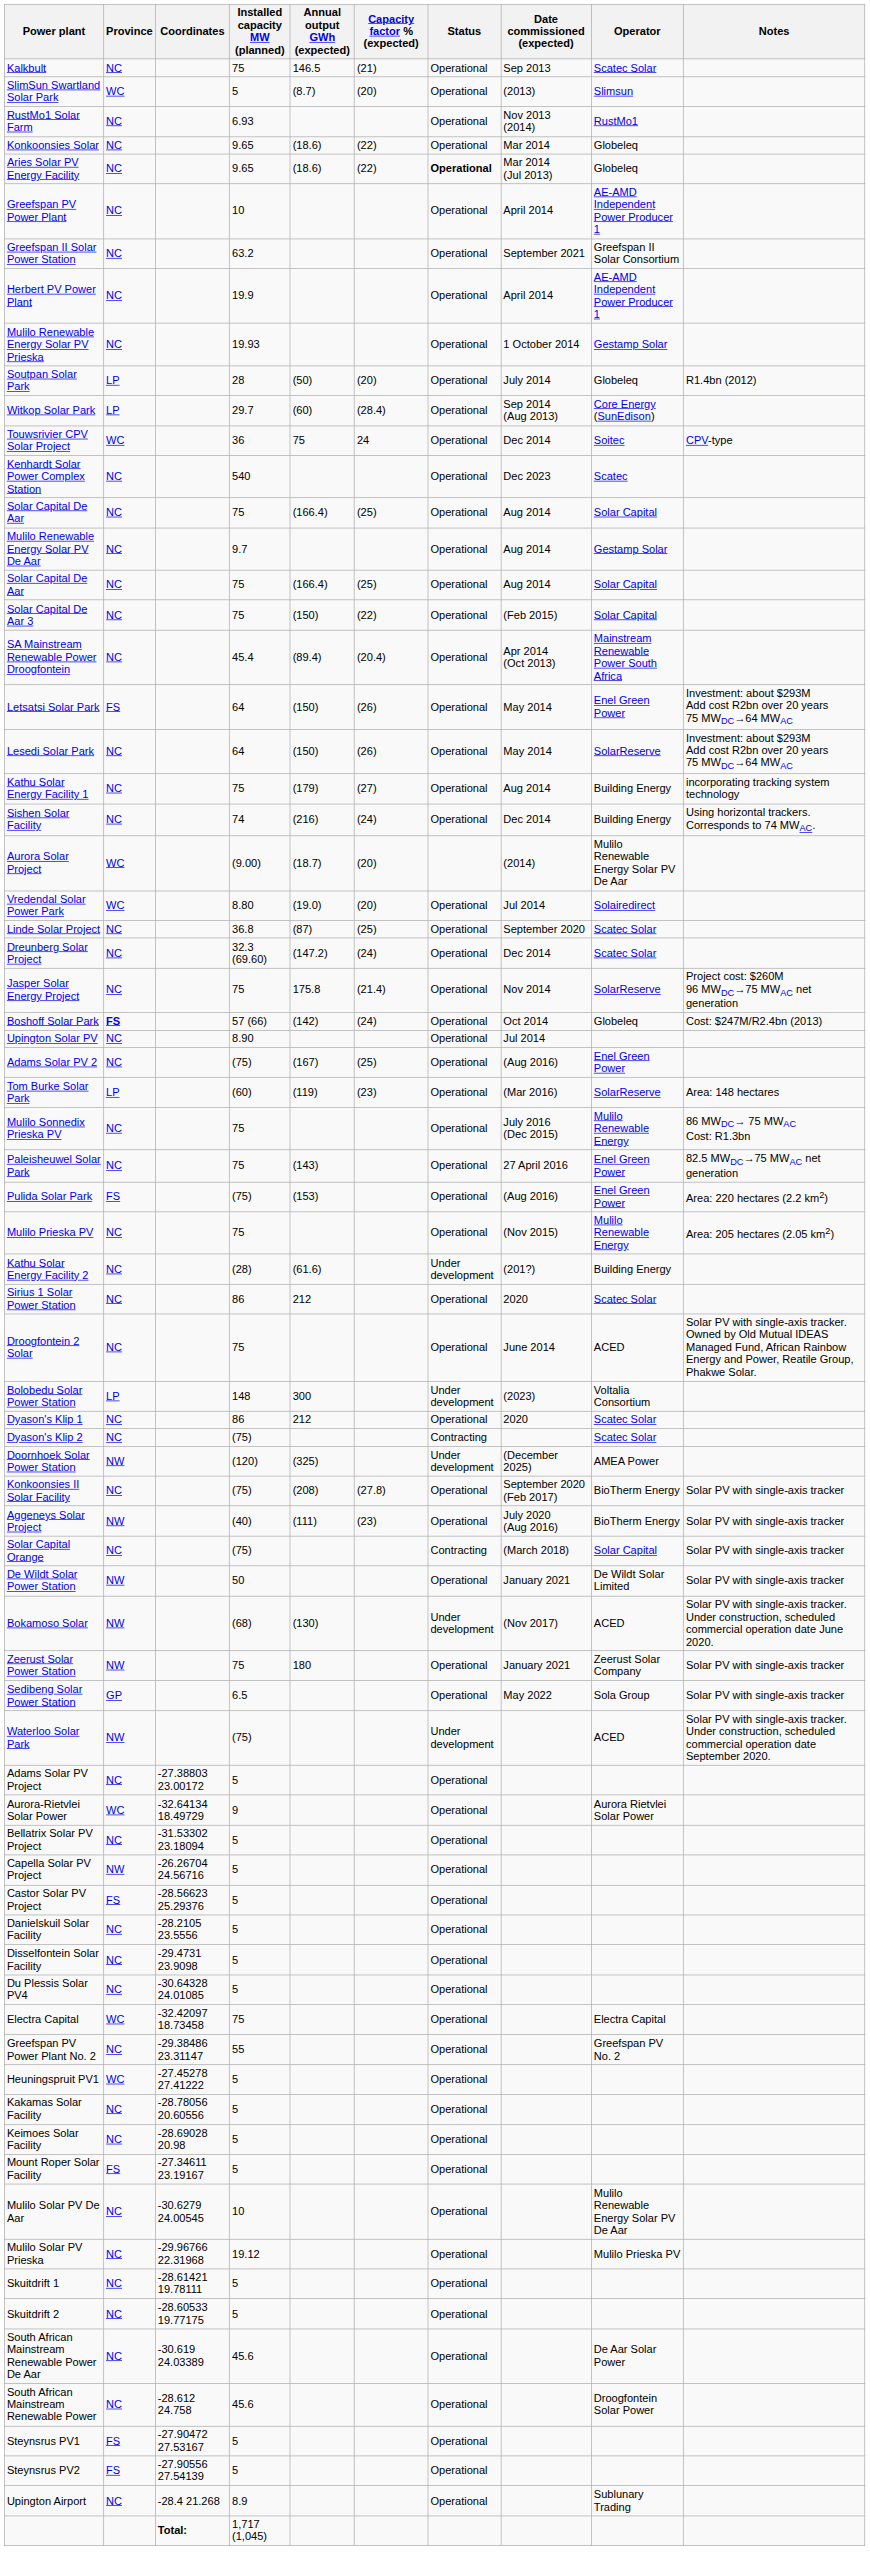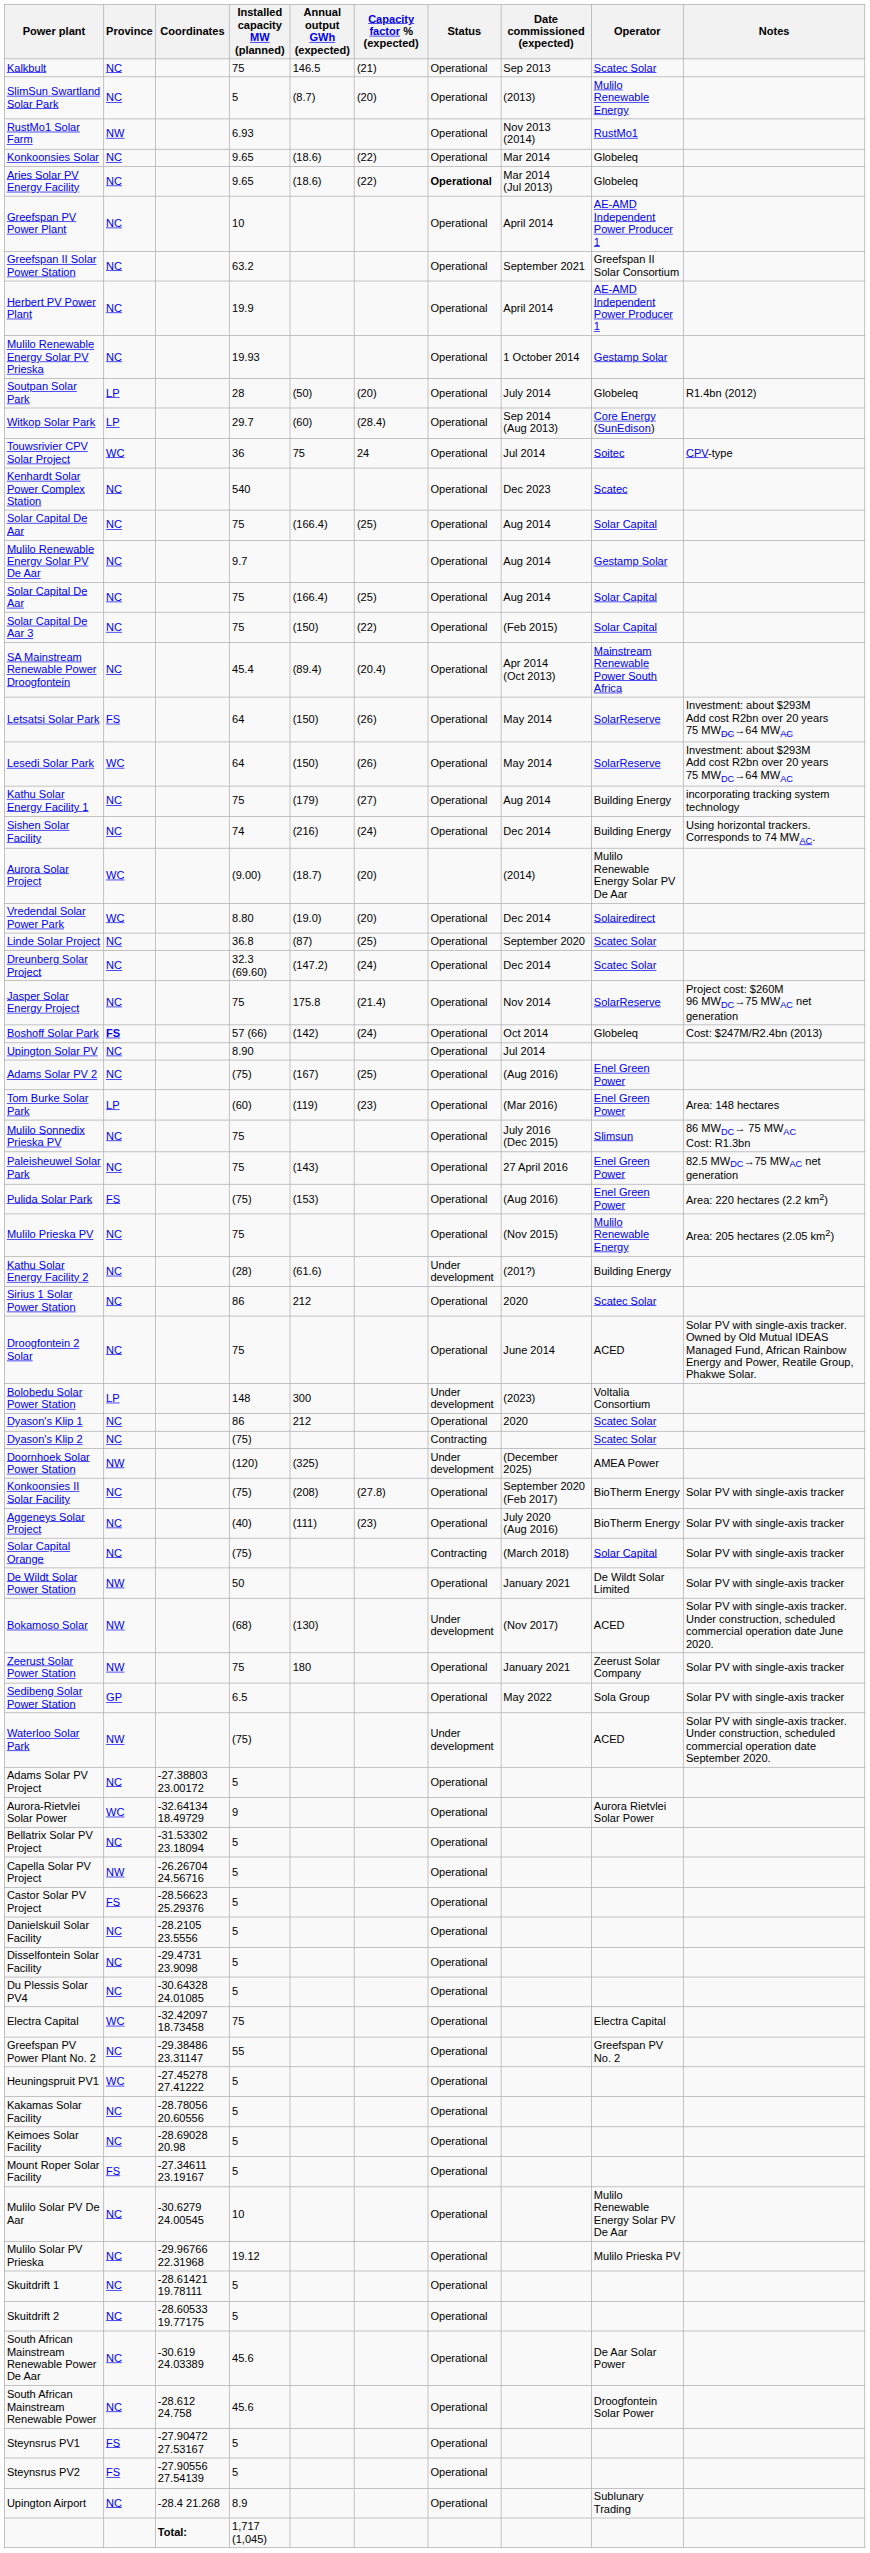(115, 91) WC -> (114, 97) NC
(613, 91) Slimsun -> (621, 97) Mulilo Renewable Energy
(114, 121) NC -> (115, 134) NW
(527, 440) Dec 2014 -> (524, 453) Jul 2014
(622, 707) Enel Green Power -> (627, 719) SolarReserve
(114, 751) NC -> (115, 764) WC
(524, 905) Jul 2014 -> (527, 918) Dec 2014
(627, 1092) SolarReserve -> (622, 1105) Enel Green Power
(621, 1128) Mulilo Renewable Energy -> (613, 1136) Slimsun
(115, 1521) NW -> (114, 1523) NC
